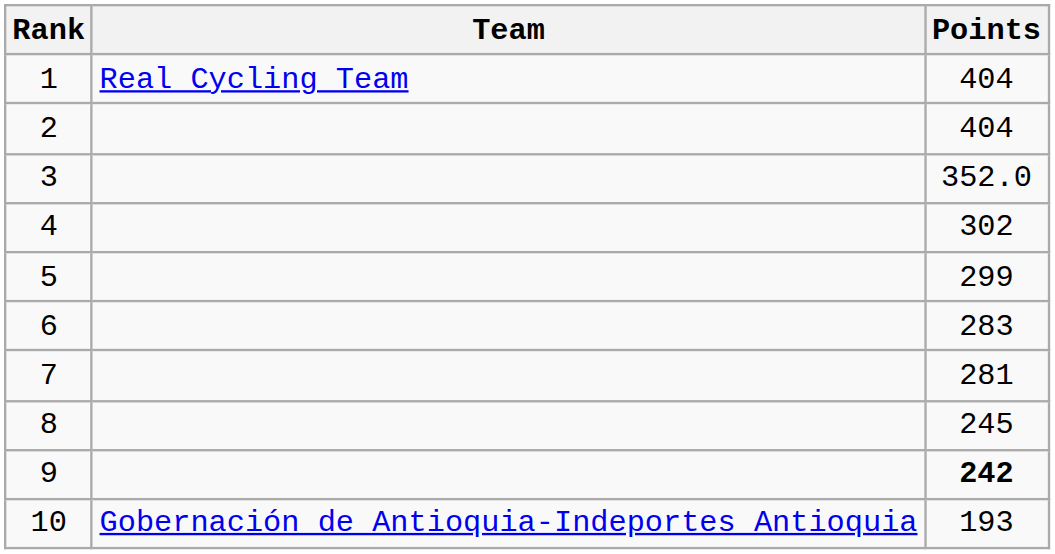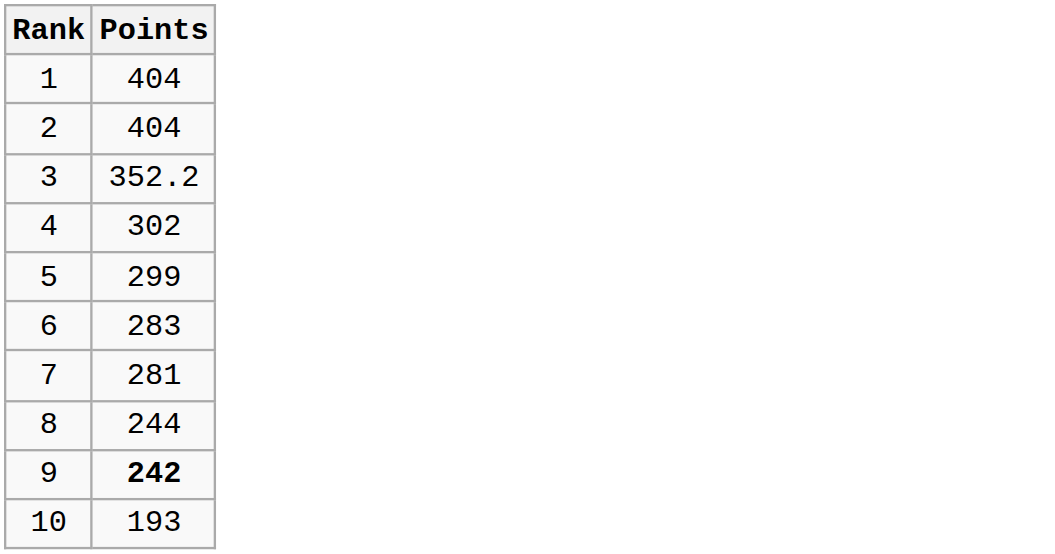- column: (509, 30)
(986, 178) 352.0 -> (154, 178) 352.2
(986, 425) 245 -> (154, 425) 244
